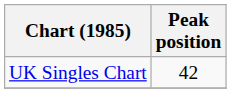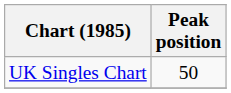(188, 72) 42 -> (188, 72) 50
